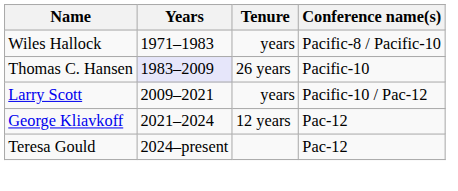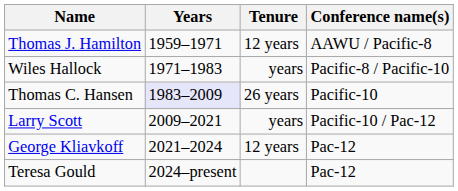+ row: (75, 43)
